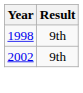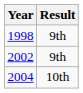+ row: (21, 77)
